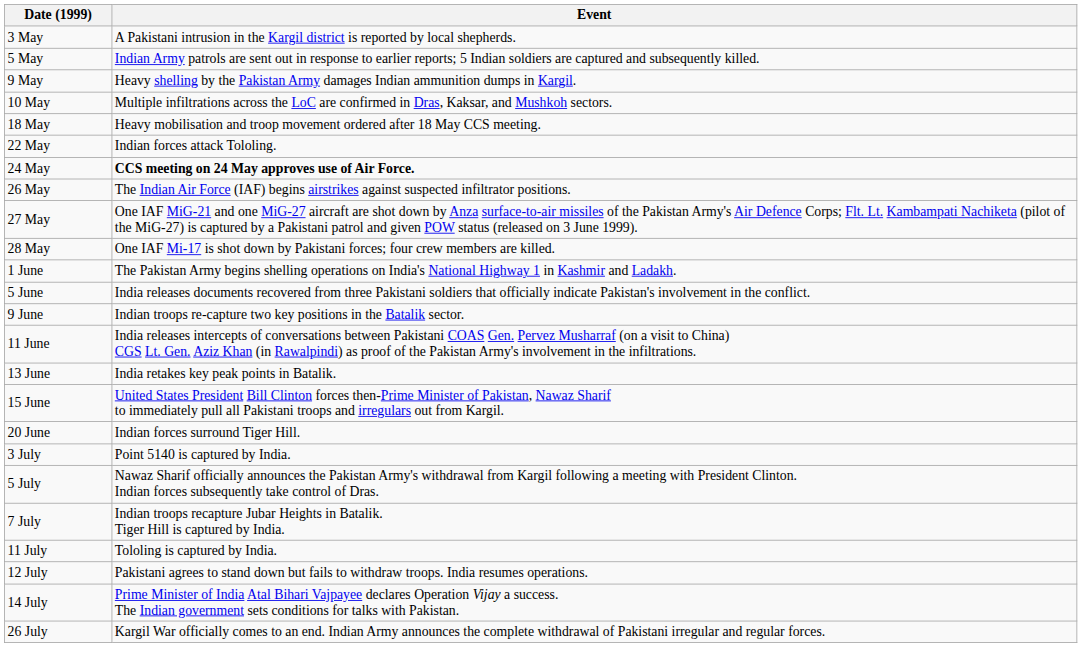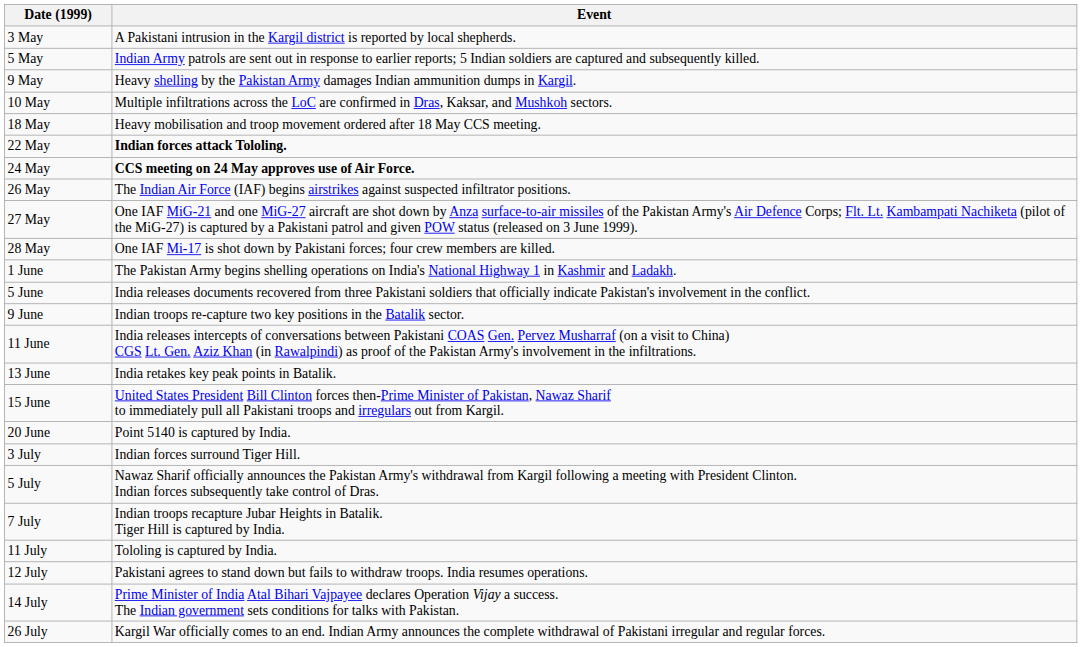(196, 146) normal -> (201, 146) bold
(208, 432) Indian forces surround Tiger Hill. -> (203, 432) Point 5140 is captured by India.
(203, 454) Point 5140 is captured by India. -> (208, 454) Indian forces surround Tiger Hill.
